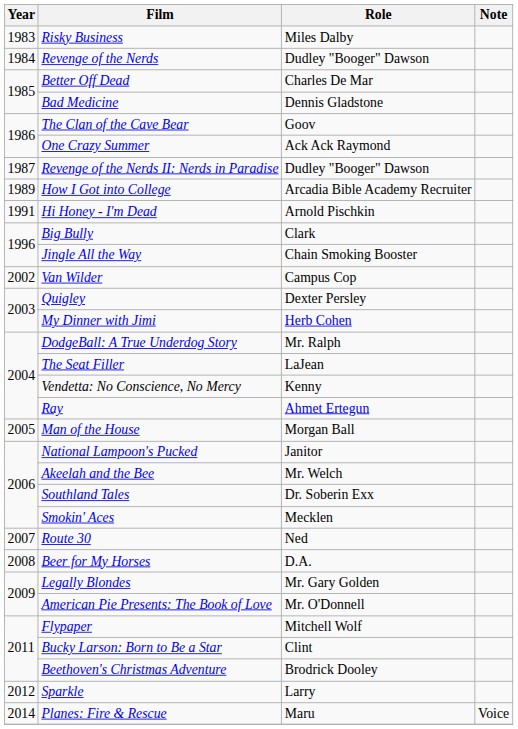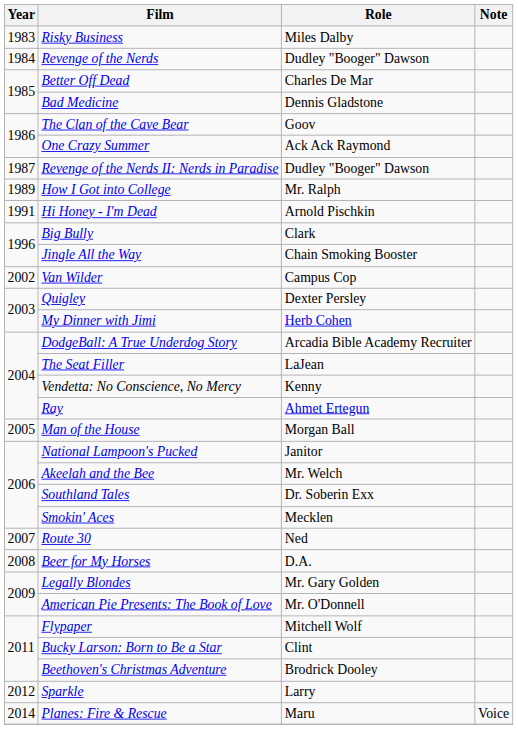(378, 189) Arcadia Bible Academy Recruiter -> (313, 189) Mr. Ralph
(313, 342) Mr. Ralph -> (378, 342) Arcadia Bible Academy Recruiter
